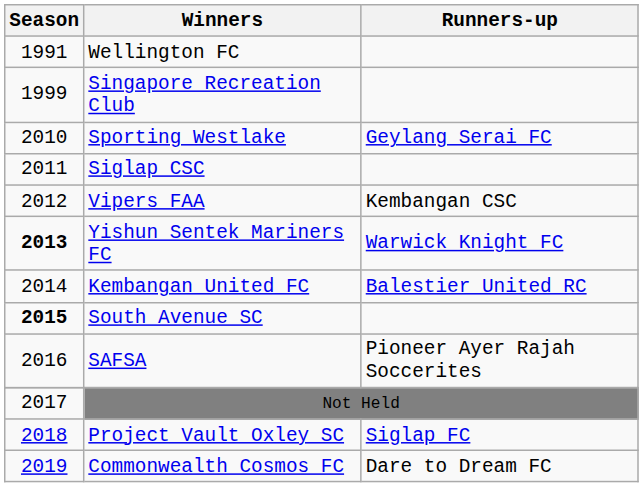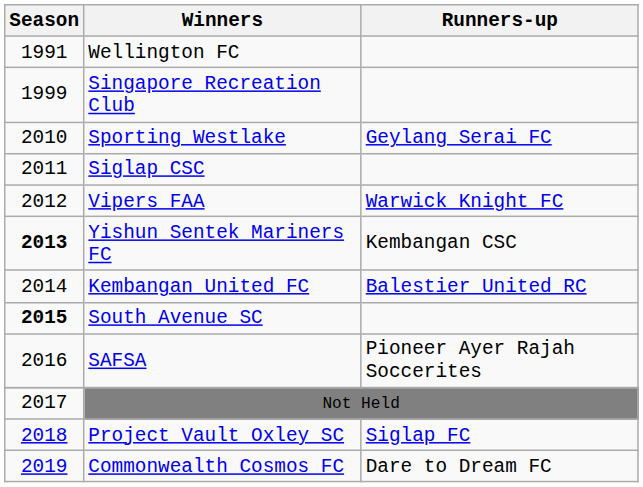(441, 201) Kembangan CSC -> (465, 201) Warwick Knight FC
(465, 243) Warwick Knight FC -> (441, 243) Kembangan CSC
